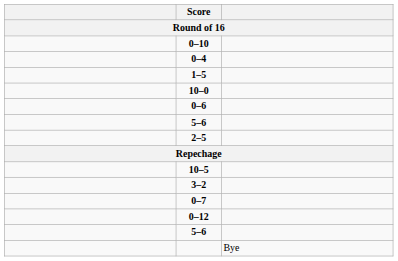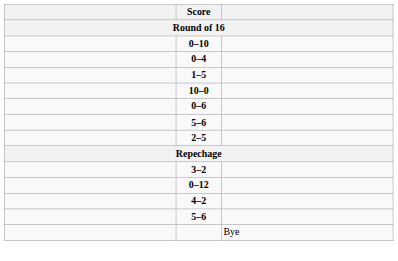- row: (199, 169)
- row: (199, 201)
+ row: (199, 201)
